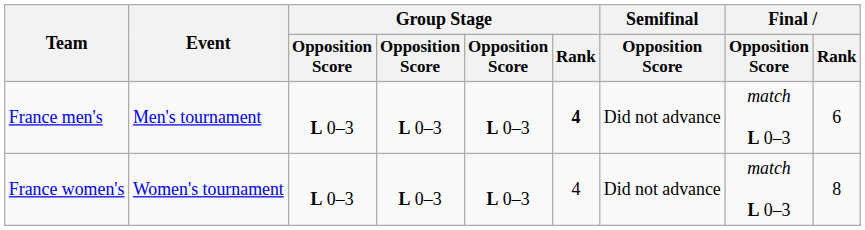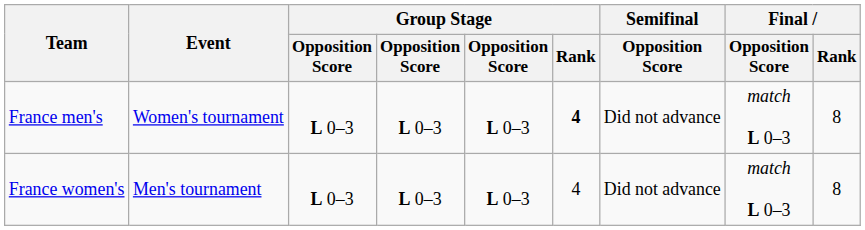(197, 117) Men's tournament -> (208, 117) Women's tournament
(837, 117) 6 -> (837, 117) 8
(208, 189) Women's tournament -> (197, 189) Men's tournament
